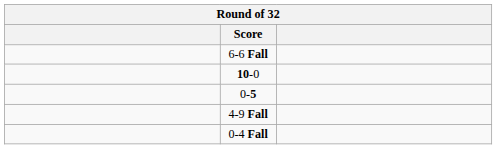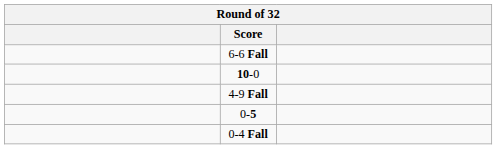rows swapped: (248, 94) <-> (248, 114)
